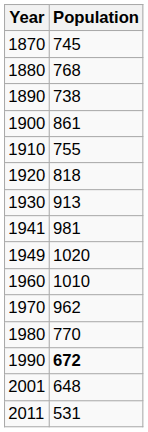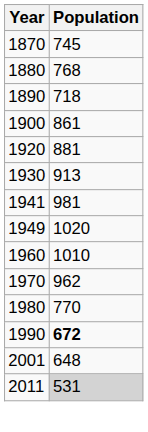(67, 96) 738 -> (67, 96) 718
- row: (27, 149)
(67, 176) 818 -> (67, 149) 881
(67, 413) no background -> (67, 387) lightgrey background
